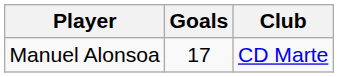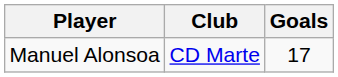columns swapped: (283, 21) <-> (199, 21)
